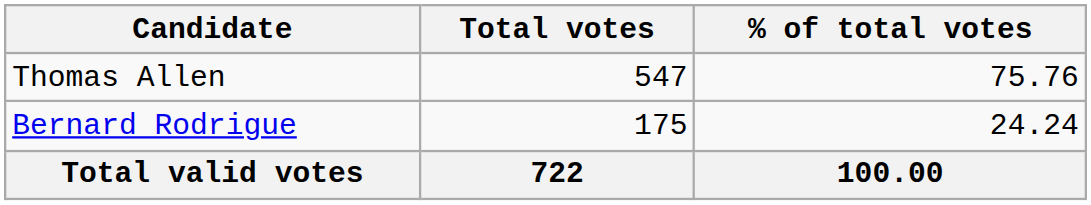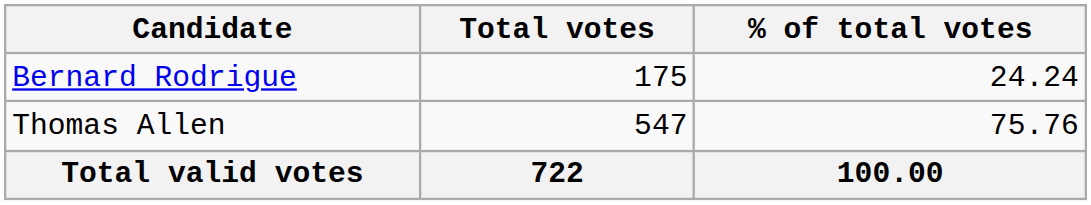rows swapped: (119, 78) <-> (154, 126)
